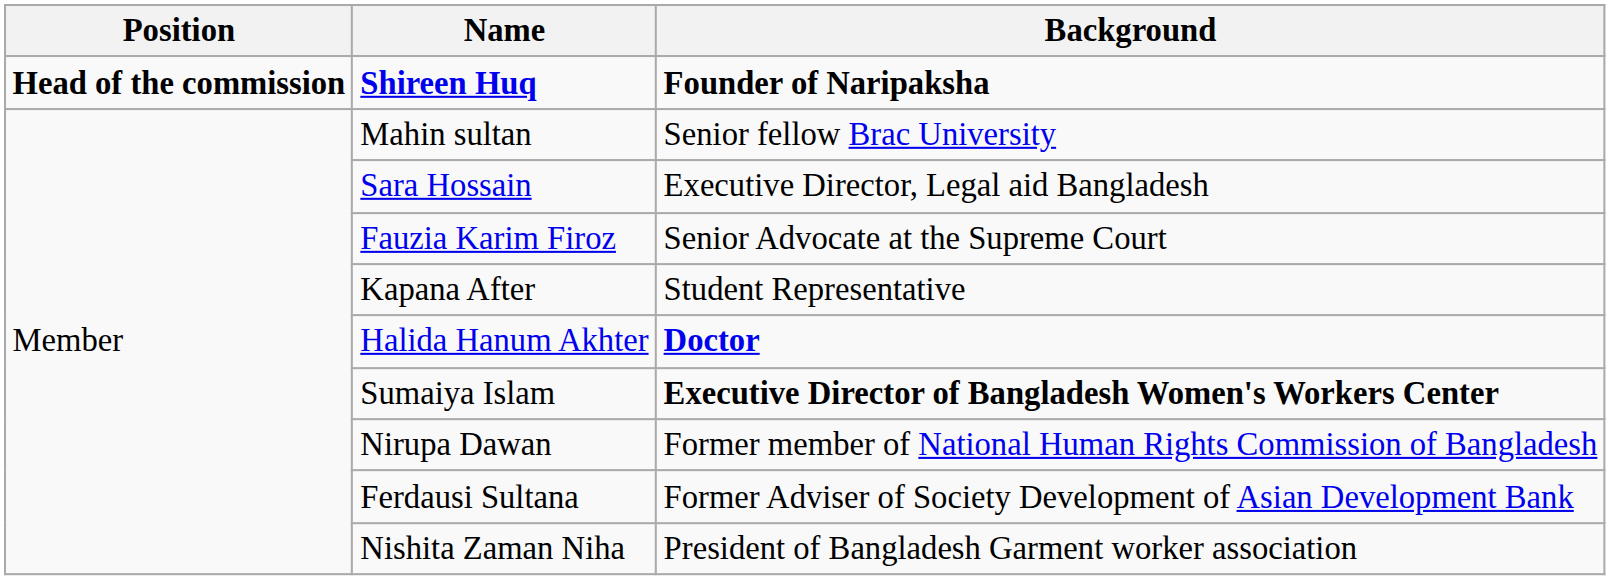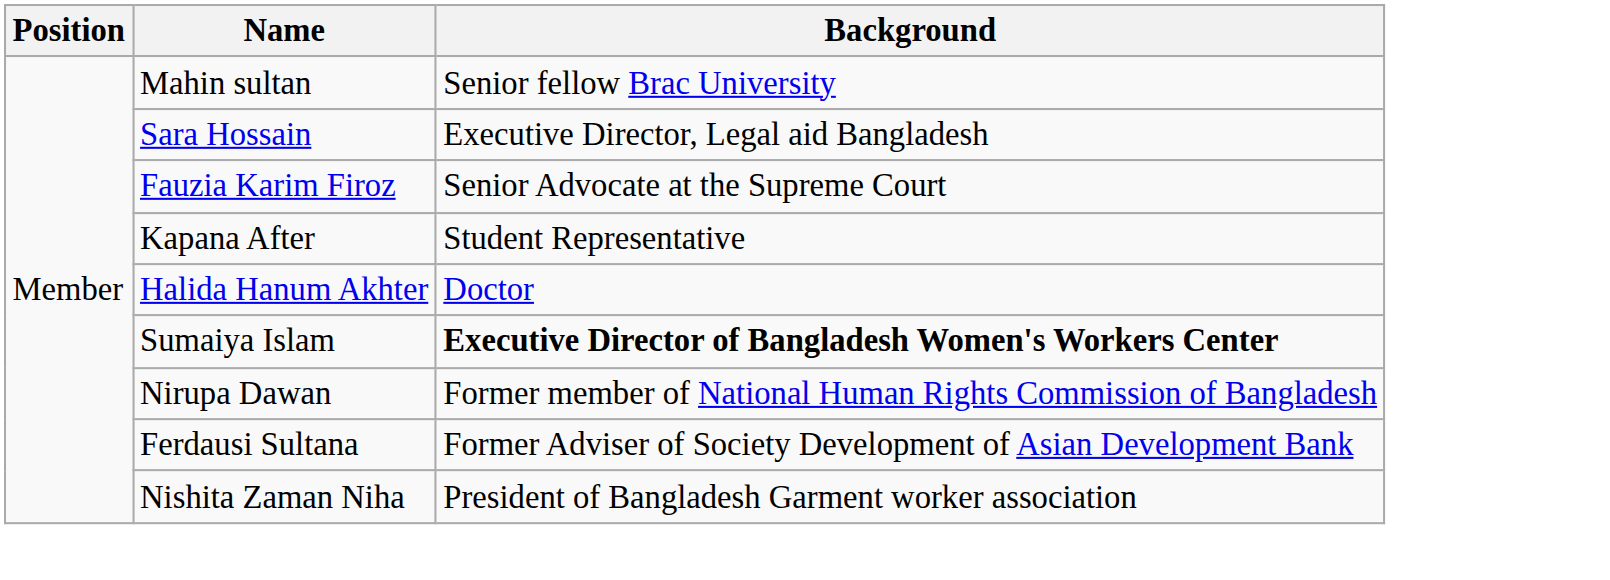- row: (448, 82)
(712, 340) bold -> (489, 289) normal
